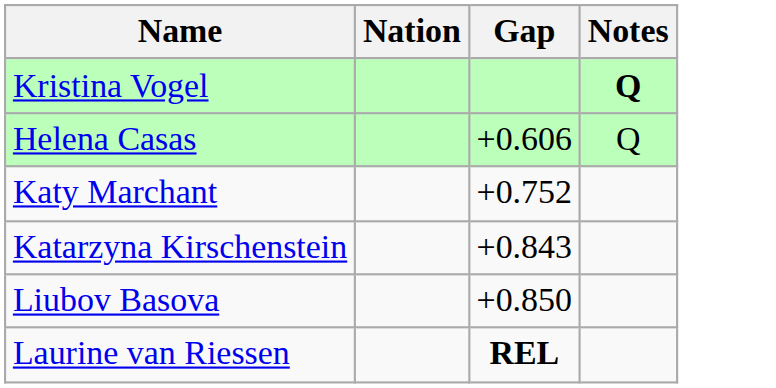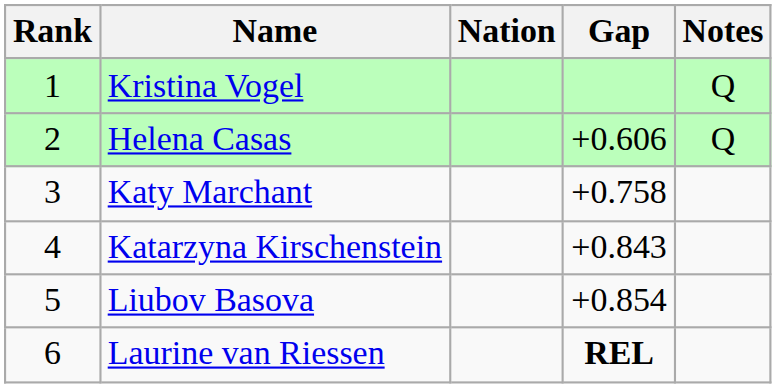+ column: (52, 31)
(628, 85) bold -> (723, 85) normal
(524, 192) +0.752 -> (619, 192) +0.758
(524, 300) +0.850 -> (619, 300) +0.854
